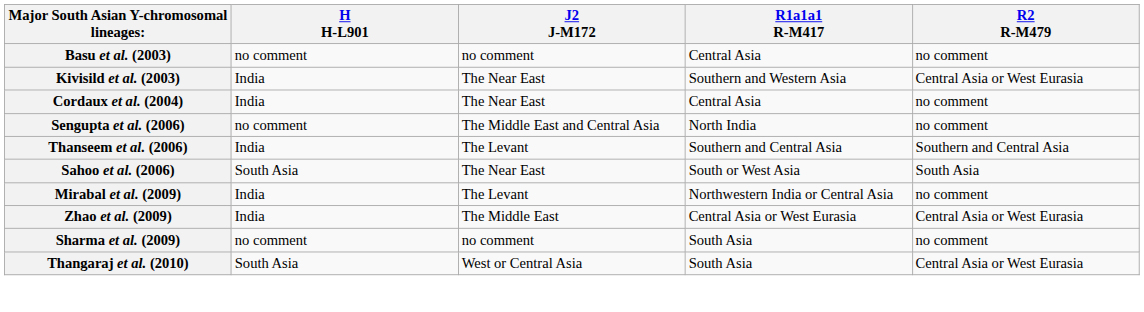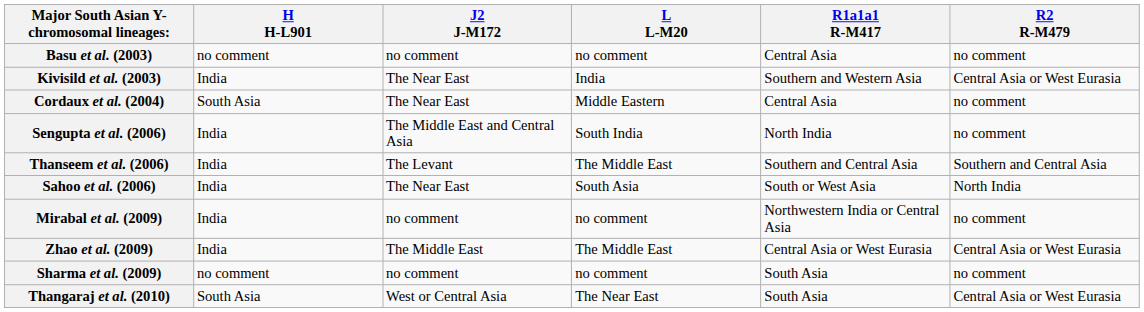+ column: (666, 24)
(250, 101) India -> (229, 101) South Asia
(271, 124) no comment -> (212, 132) India
(267, 170) South Asia -> (212, 187) India
(947, 170) South Asia -> (987, 187) North India
(495, 194) The Levant -> (422, 218) no comment
